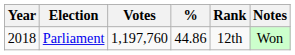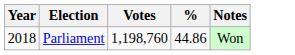- column: (230, 15)
(140, 38) 1,197,760 -> (140, 38) 1,198,760
